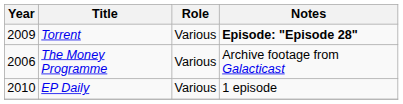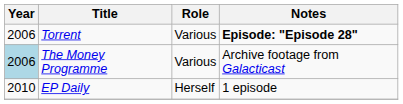(21, 34) 2009 -> (21, 34) 2006
(21, 61) no background -> (21, 61) lightblue background
(195, 88) Various -> (194, 88) Herself
